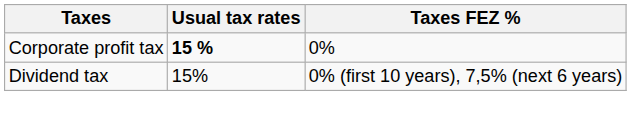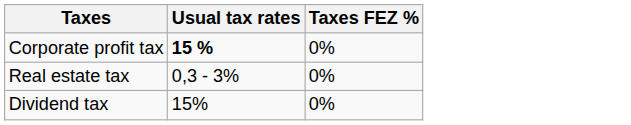+ row: (69, 76)
(466, 76) 0% (first 10 years), 7,5% (next 6 years) -> (322, 104) 0%
